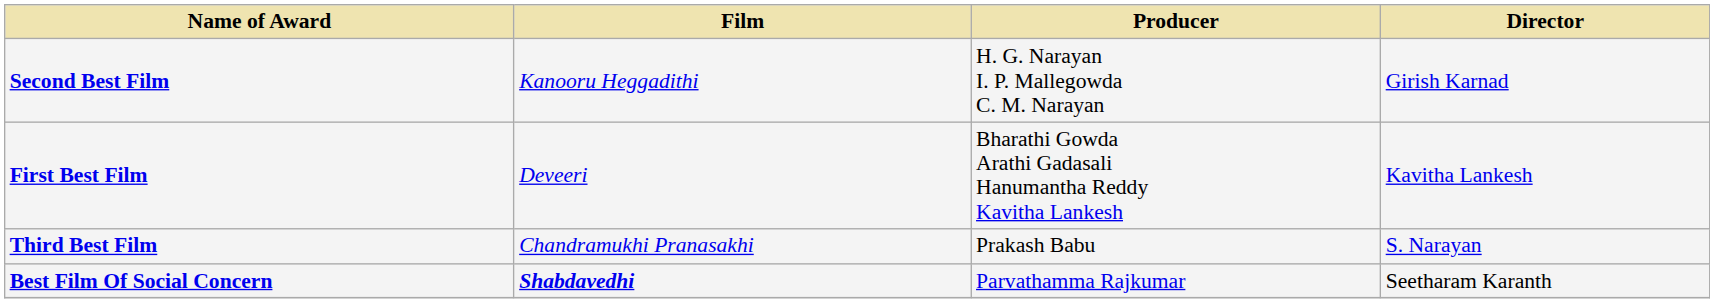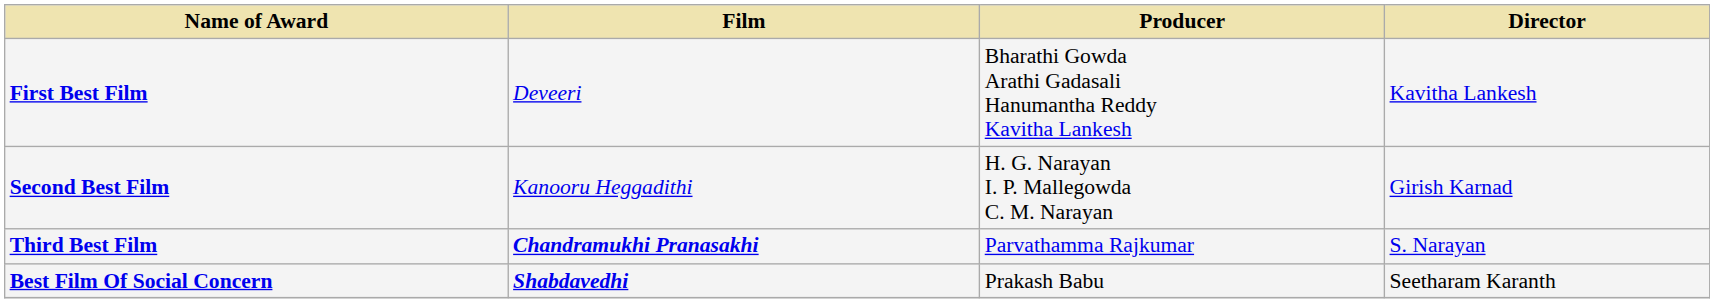rows swapped: (79, 175) <-> (89, 80)
(636, 245) normal -> (636, 245) bold
(1036, 245) Prakash Babu -> (1089, 245) Parvathamma Rajkumar
(1081, 280) Parvathamma Rajkumar -> (1044, 280) Prakash Babu
